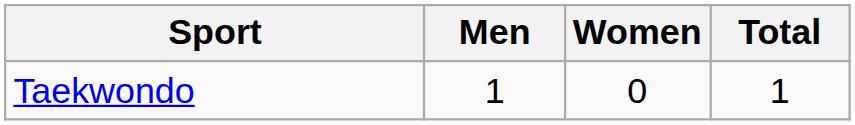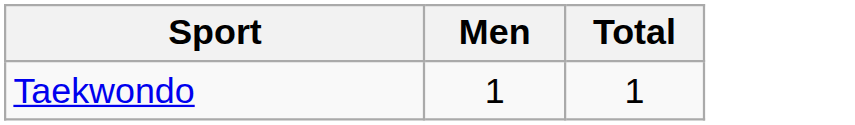- column: (637, 32)
